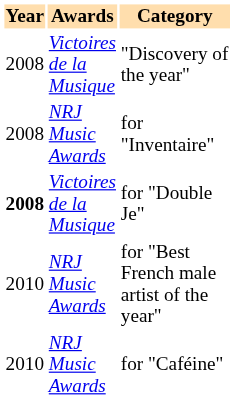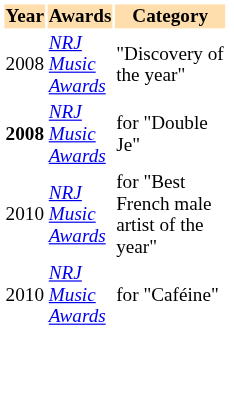(82, 64) Victoires de la Musique -> (77, 64) NRJ Music Awards
- row: (168, 133)
(82, 203) Victoires de la Musique -> (77, 133) NRJ Music Awards
